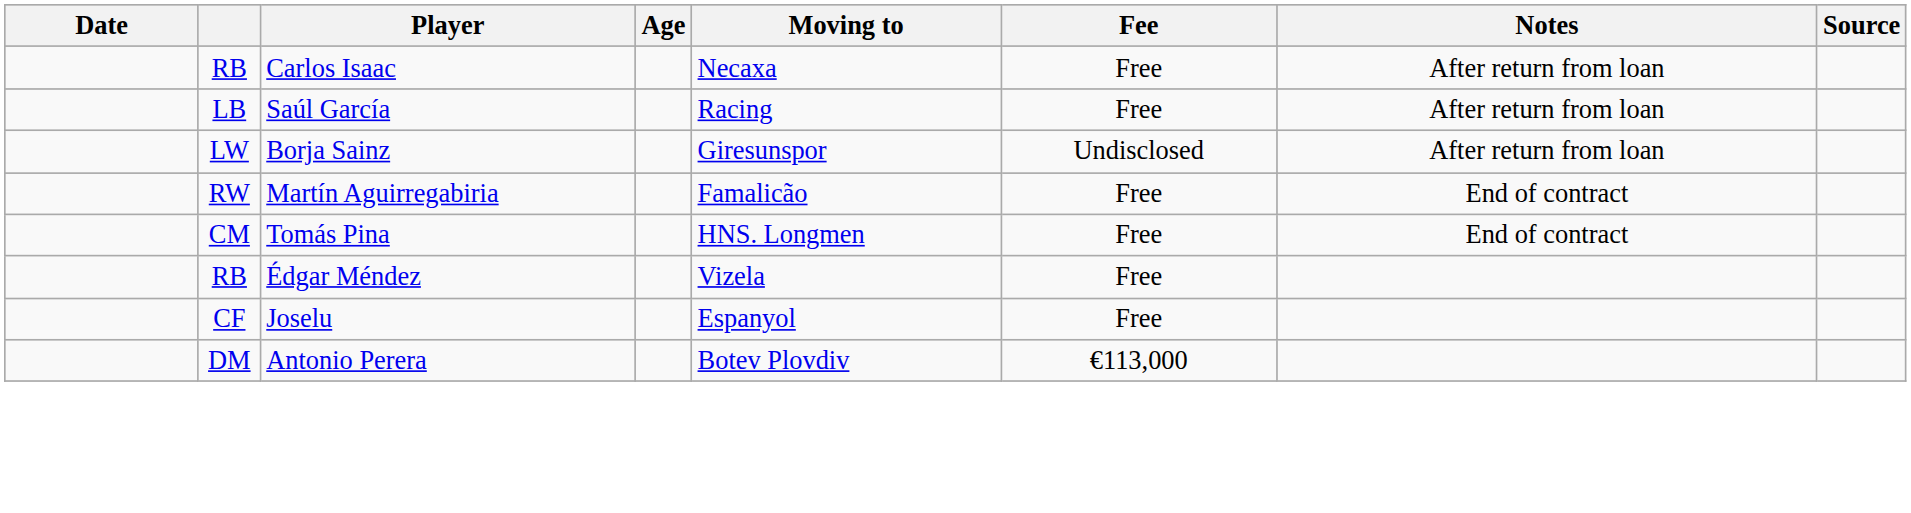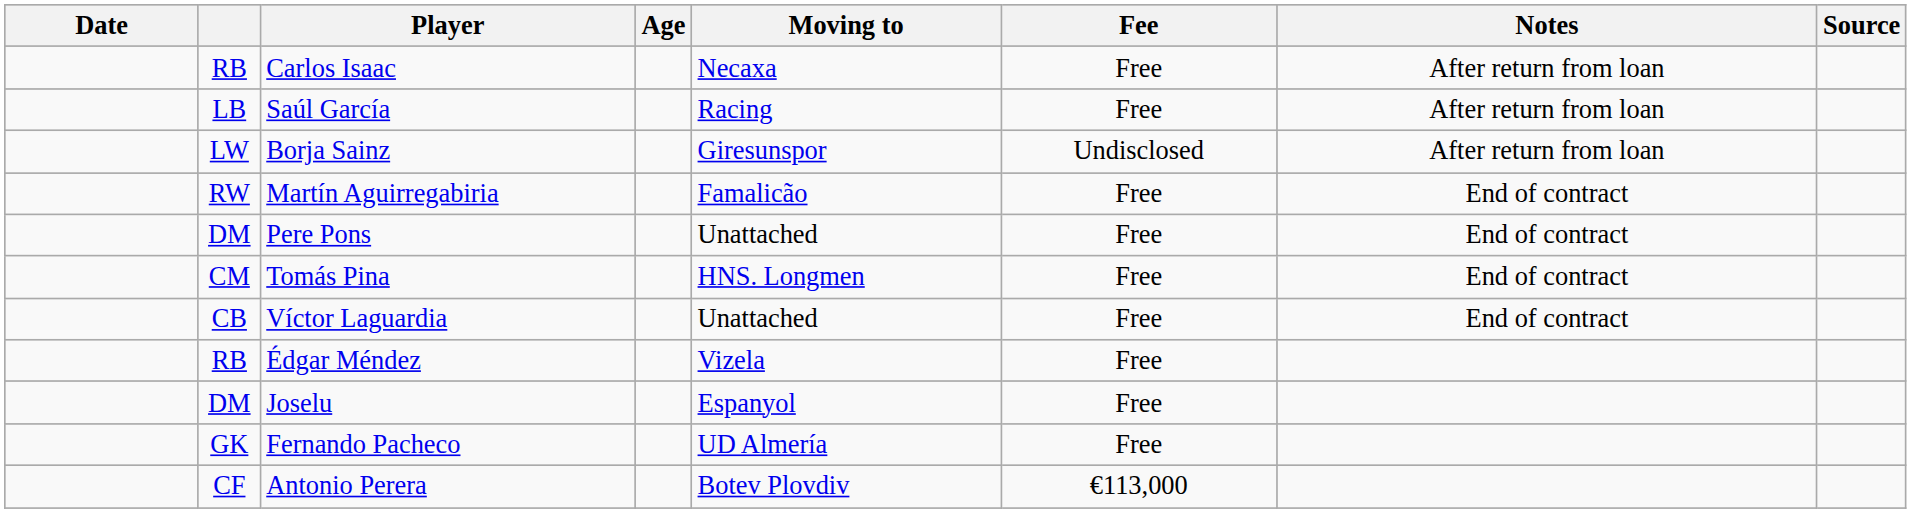+ row: (319, 234)
+ row: (357, 318)
(229, 318) CF -> (229, 402) DM
+ row: (363, 444)
(229, 360) DM -> (229, 485) CF
